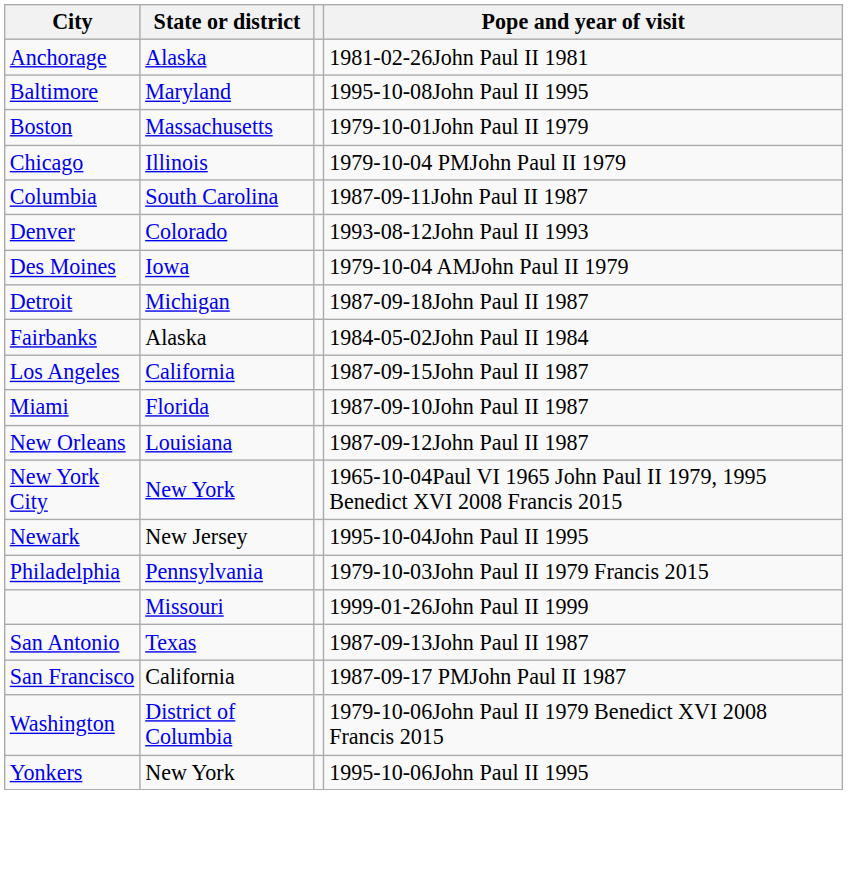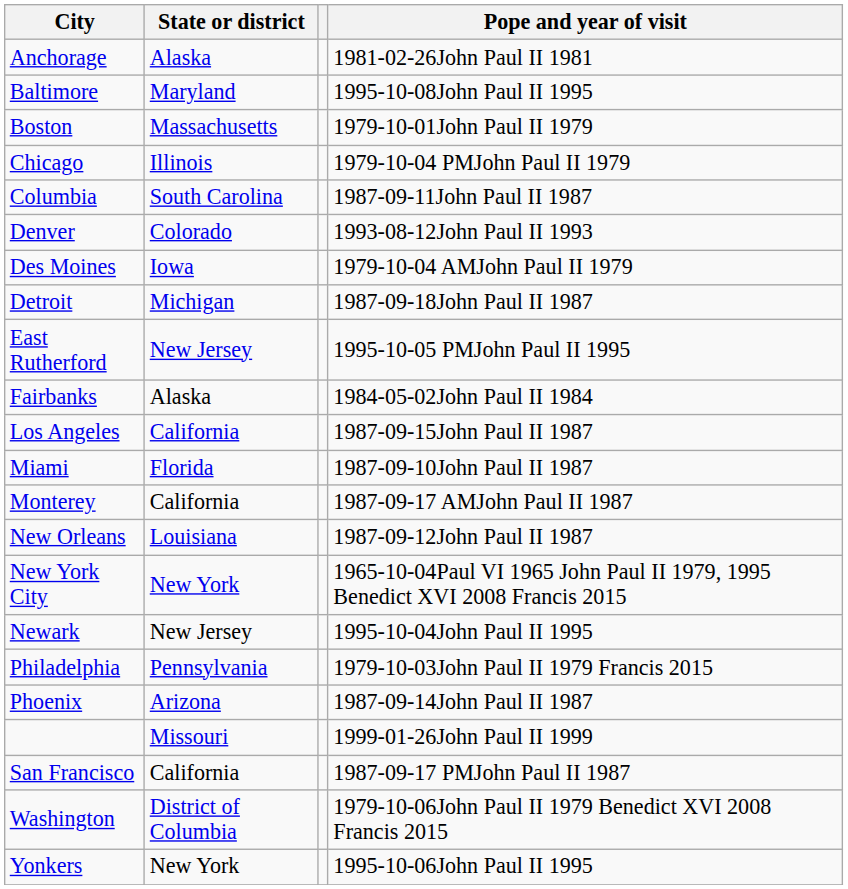+ row: (58, 349)
+ row: (53, 502)
+ row: (46, 702)
- row: (65, 642)
